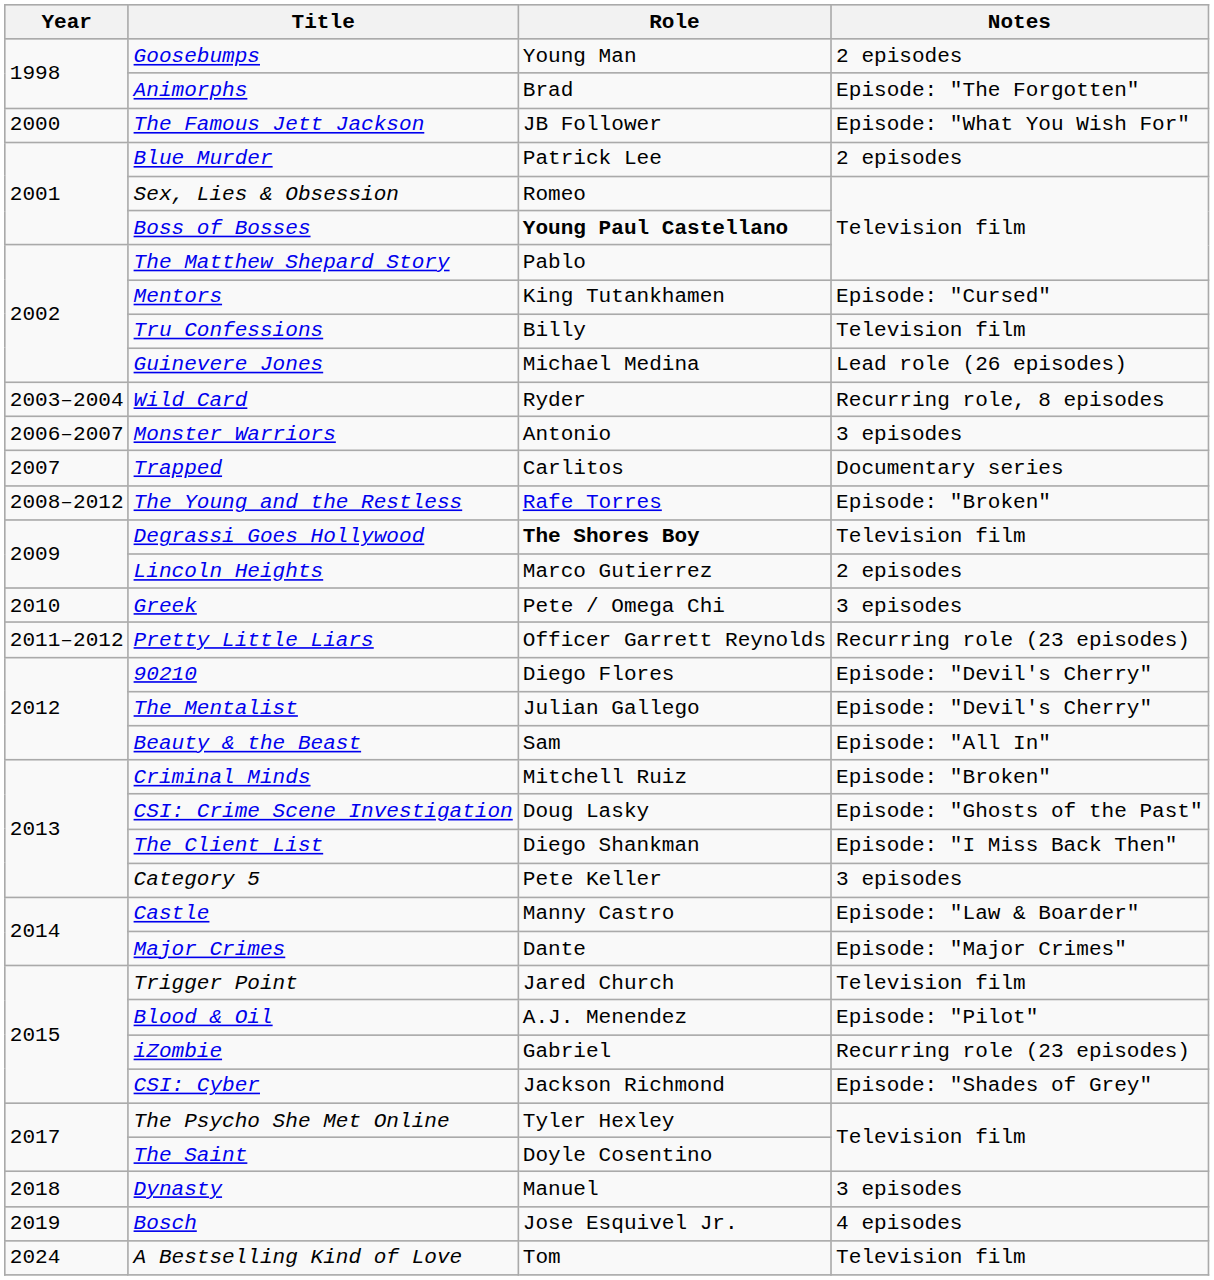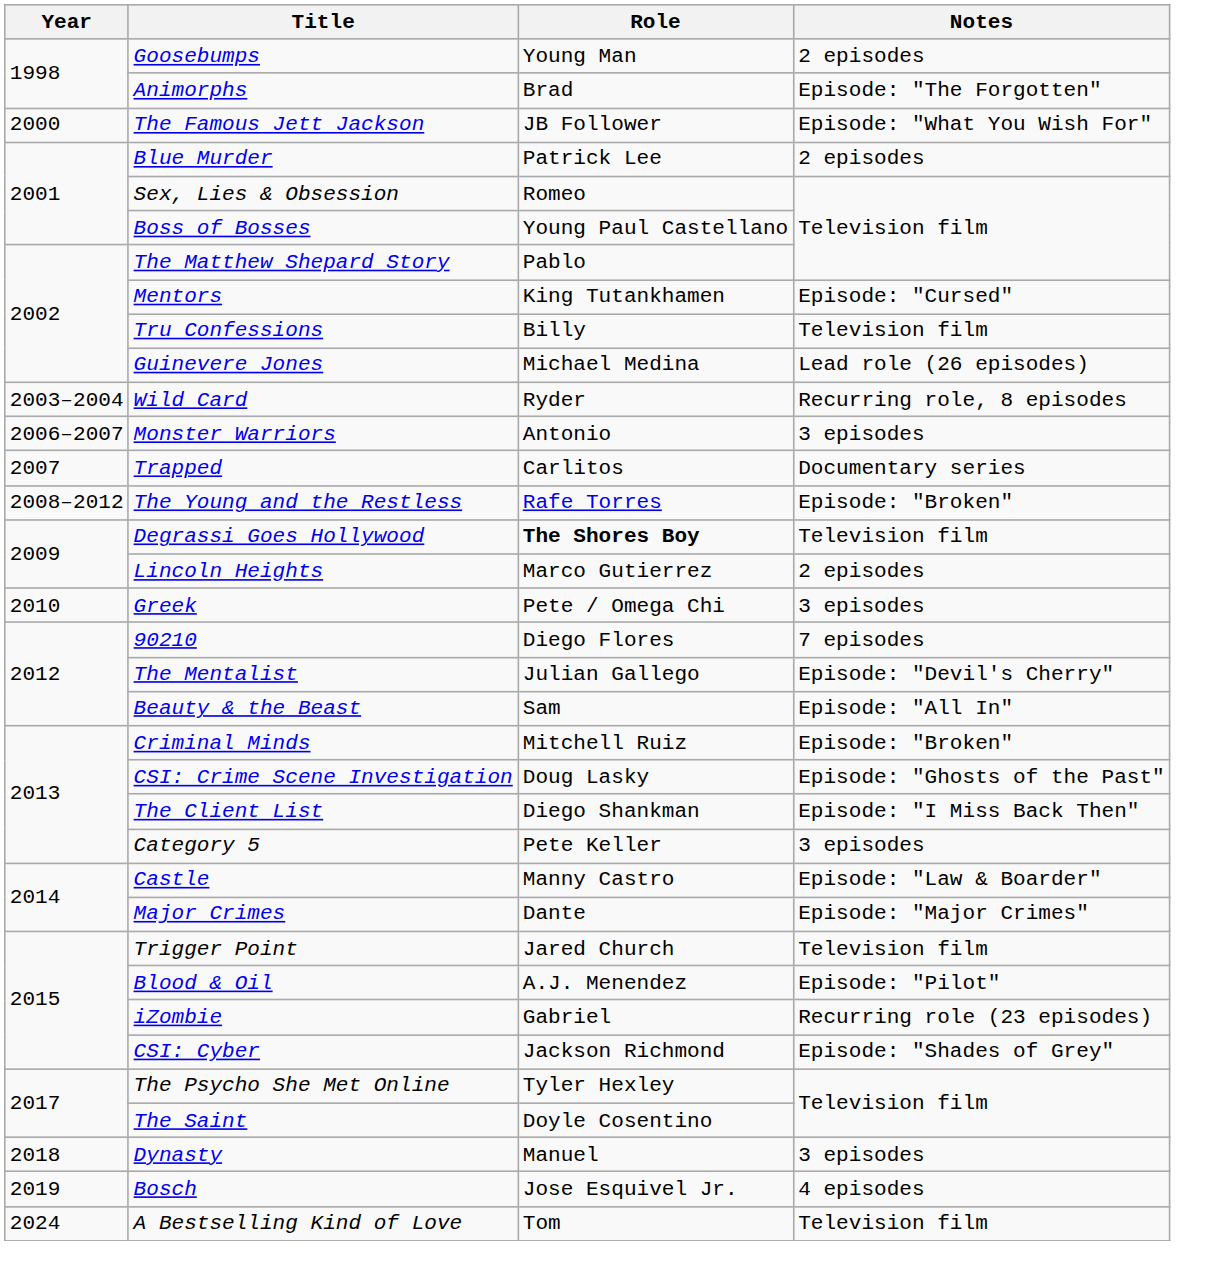(655, 228) bold -> (655, 228) normal
- row: (254, 640)
(994, 674) Episode: "Devil's Cherry" -> (861, 640) 7 episodes
